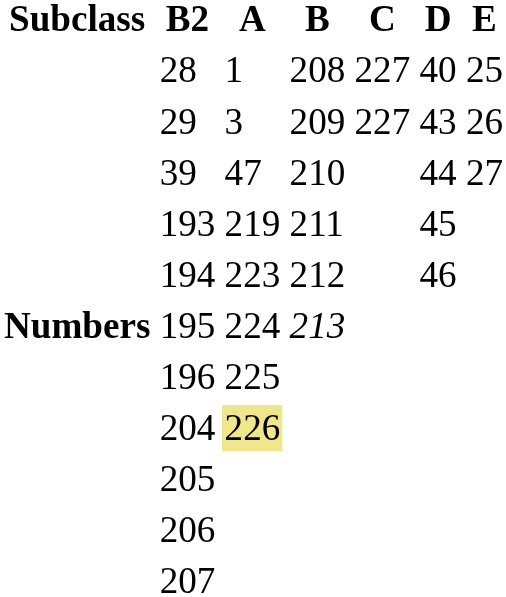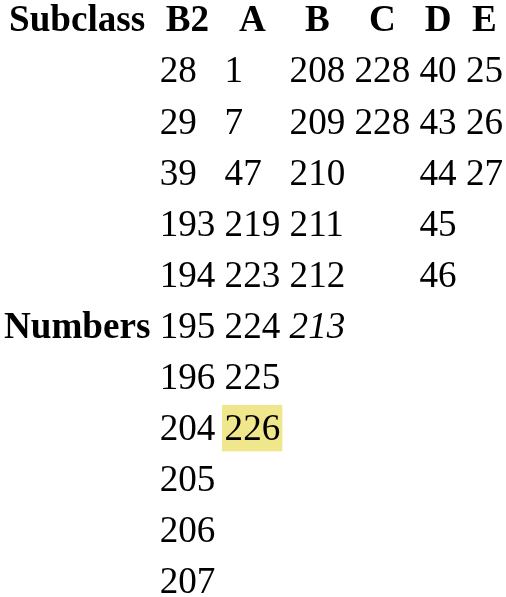(382, 70) 227 -> (382, 70) 228
(234, 121) 3 -> (234, 121) 7
(382, 121) 227 -> (382, 121) 228
